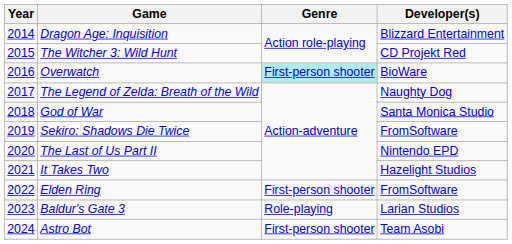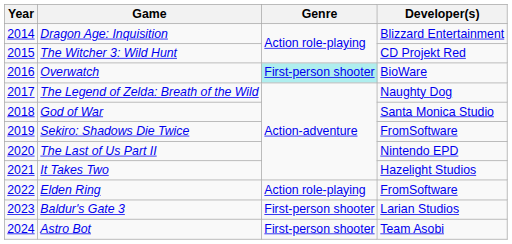(319, 190) First-person shooter -> (315, 190) Action role-playing
(299, 209) Role-playing -> (319, 209) First-person shooter
